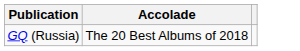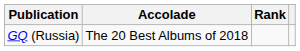+ column: (270, 14)
